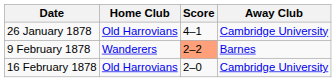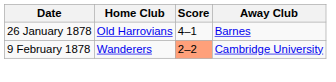(274, 31) Cambridge University -> (233, 31) Barnes
(238, 49) Barnes -> (269, 49) Cambridge University
- row: (52, 67)
